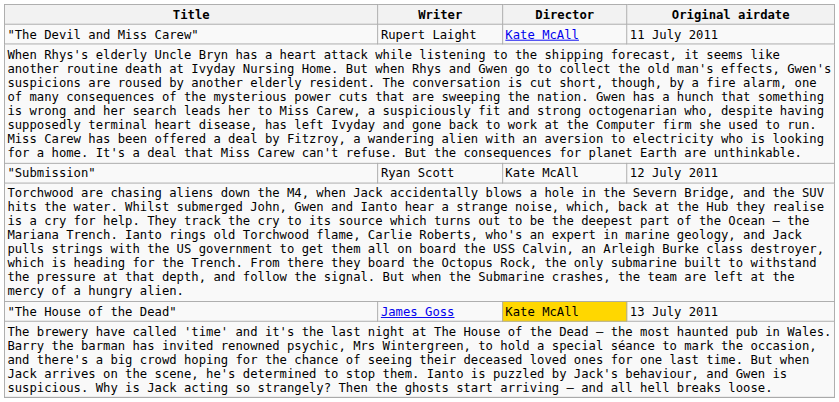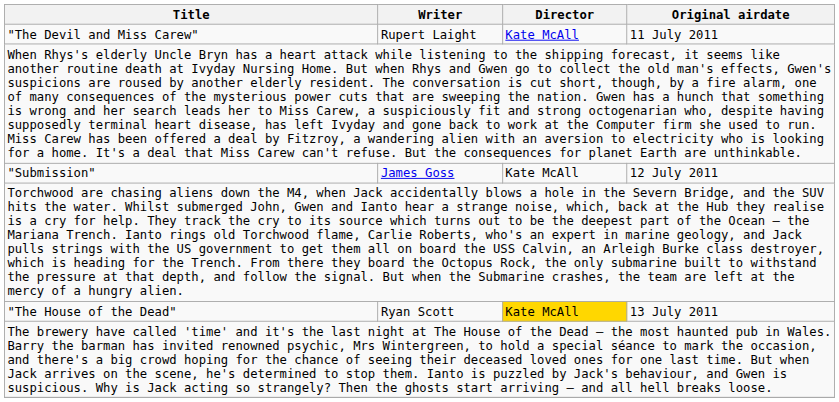(418, 173) Ryan Scott -> (418, 173) James Goss
(418, 311) James Goss -> (418, 311) Ryan Scott
